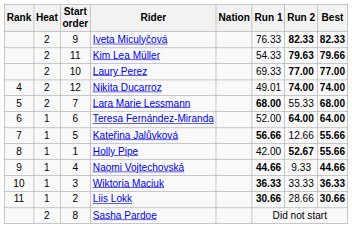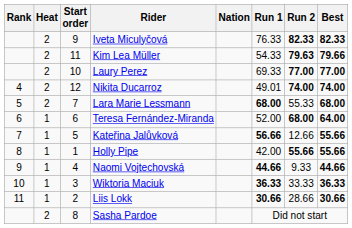(301, 119) 64.00 -> (301, 119) 68.00
(301, 151) 52.67 -> (301, 151) 55.66
